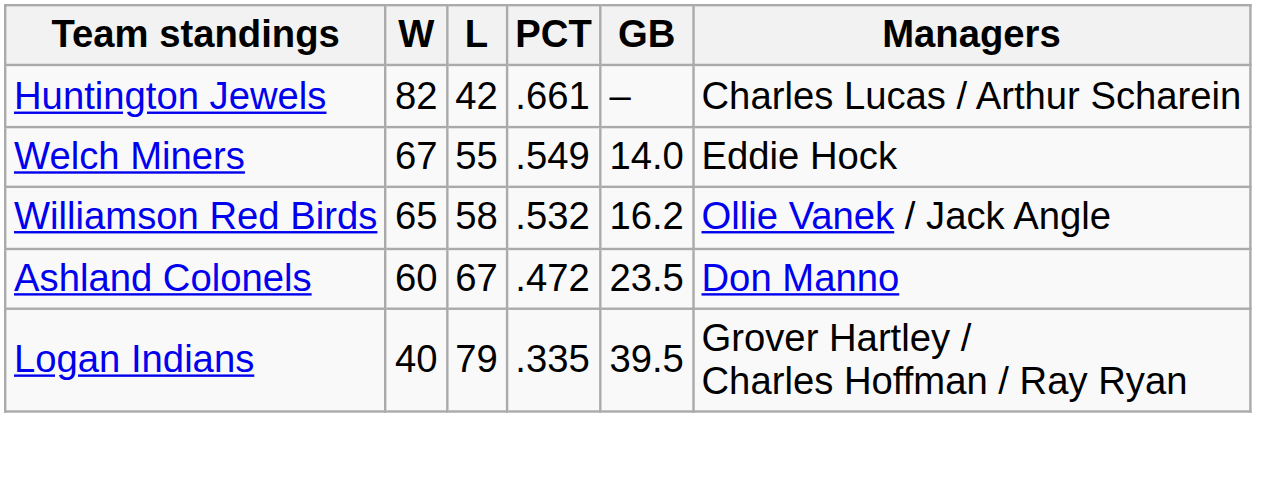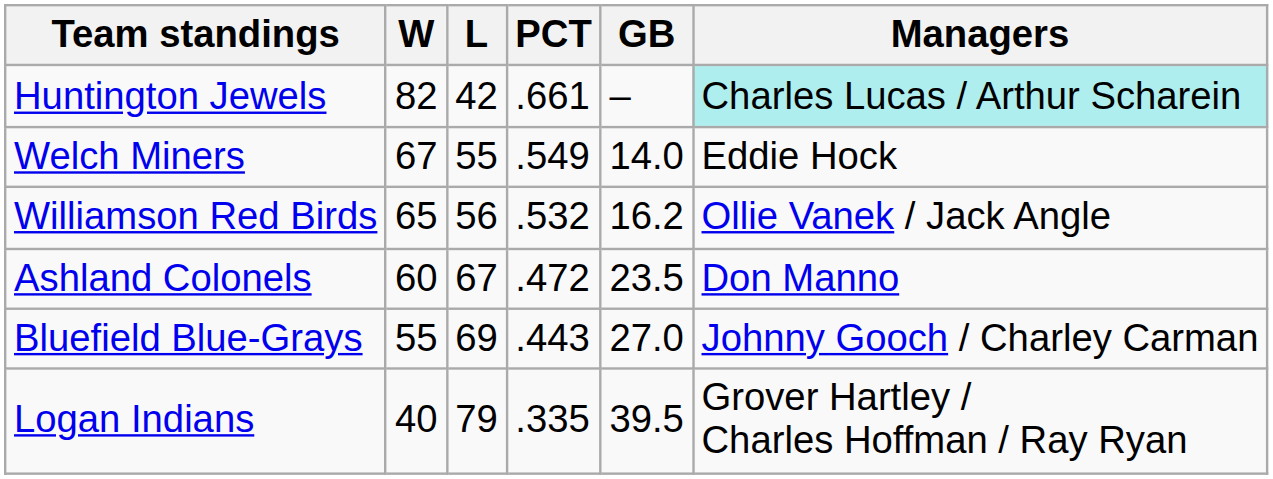(971, 95) no background -> (971, 95) paleturquoise background
(476, 216) 58 -> (476, 216) 56
+ row: (188, 338)
